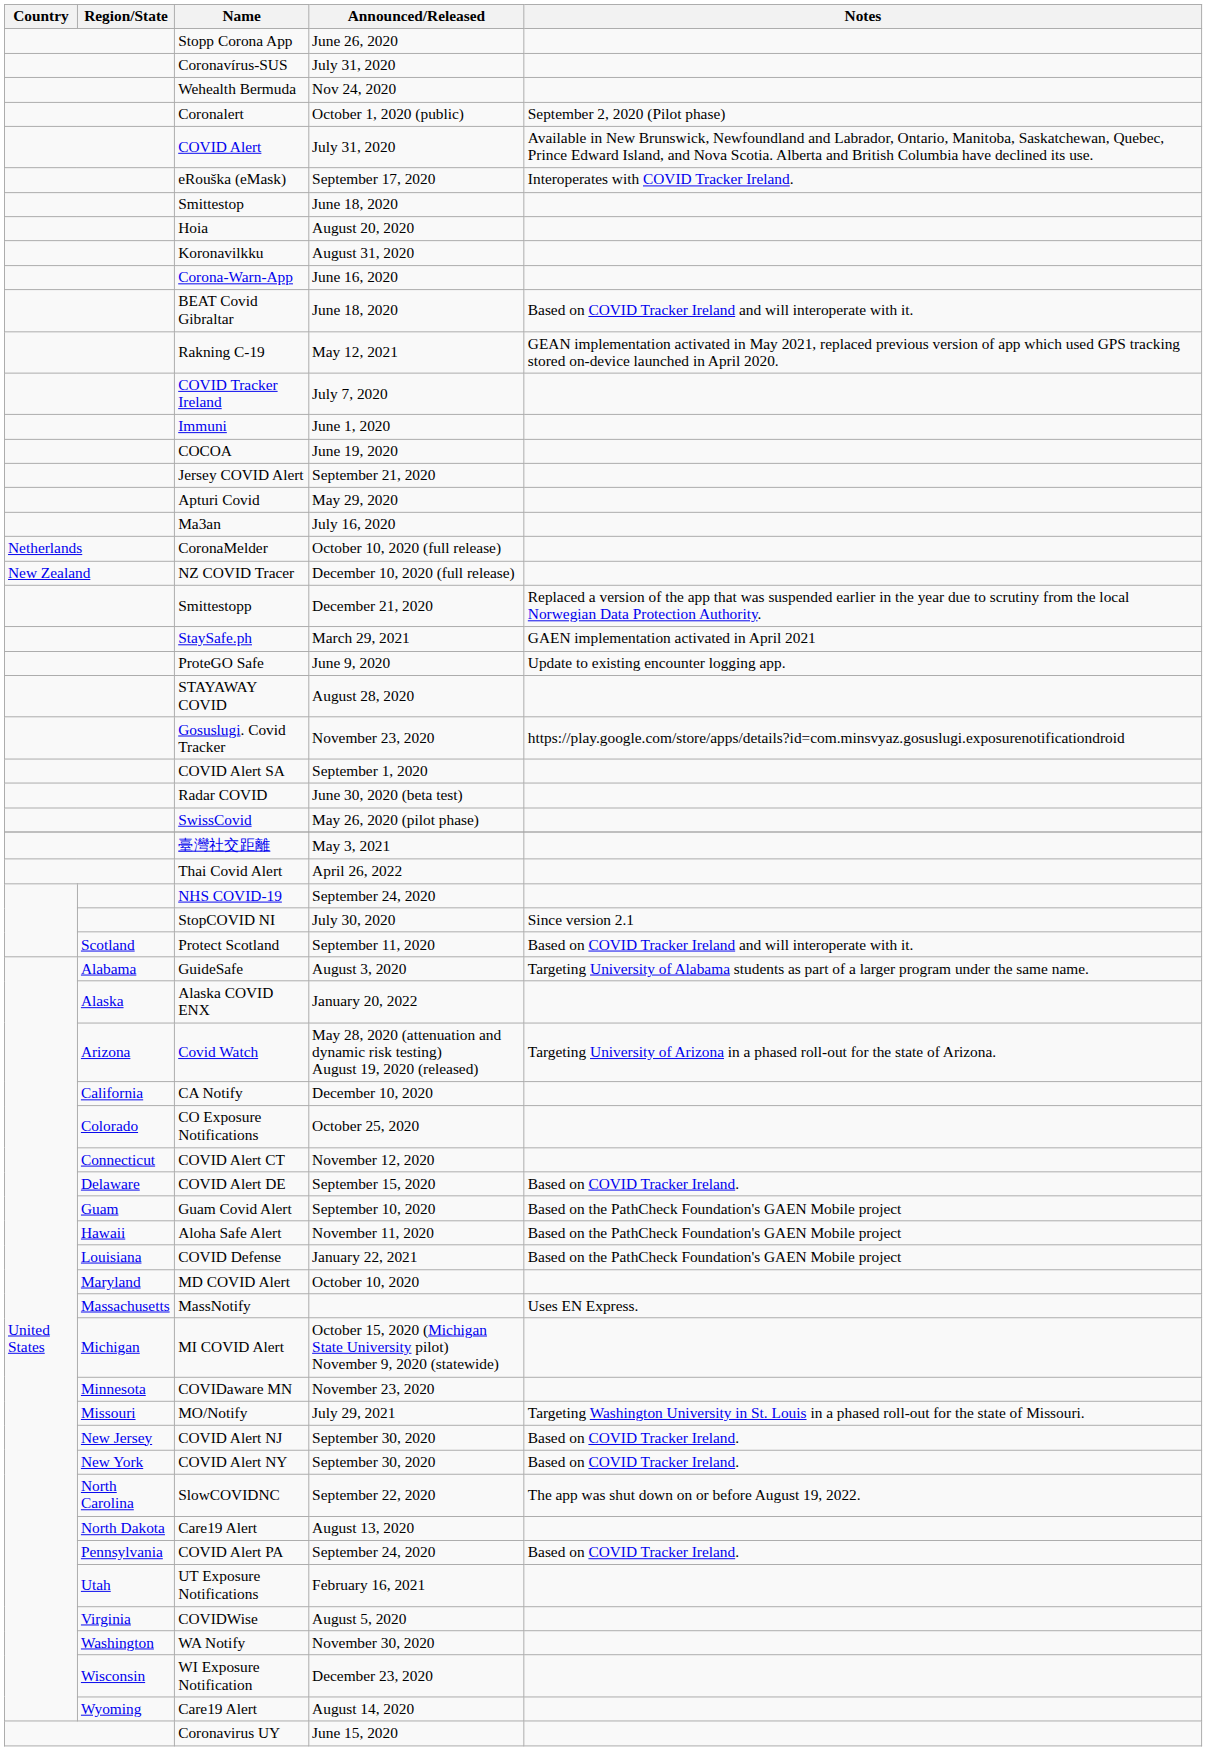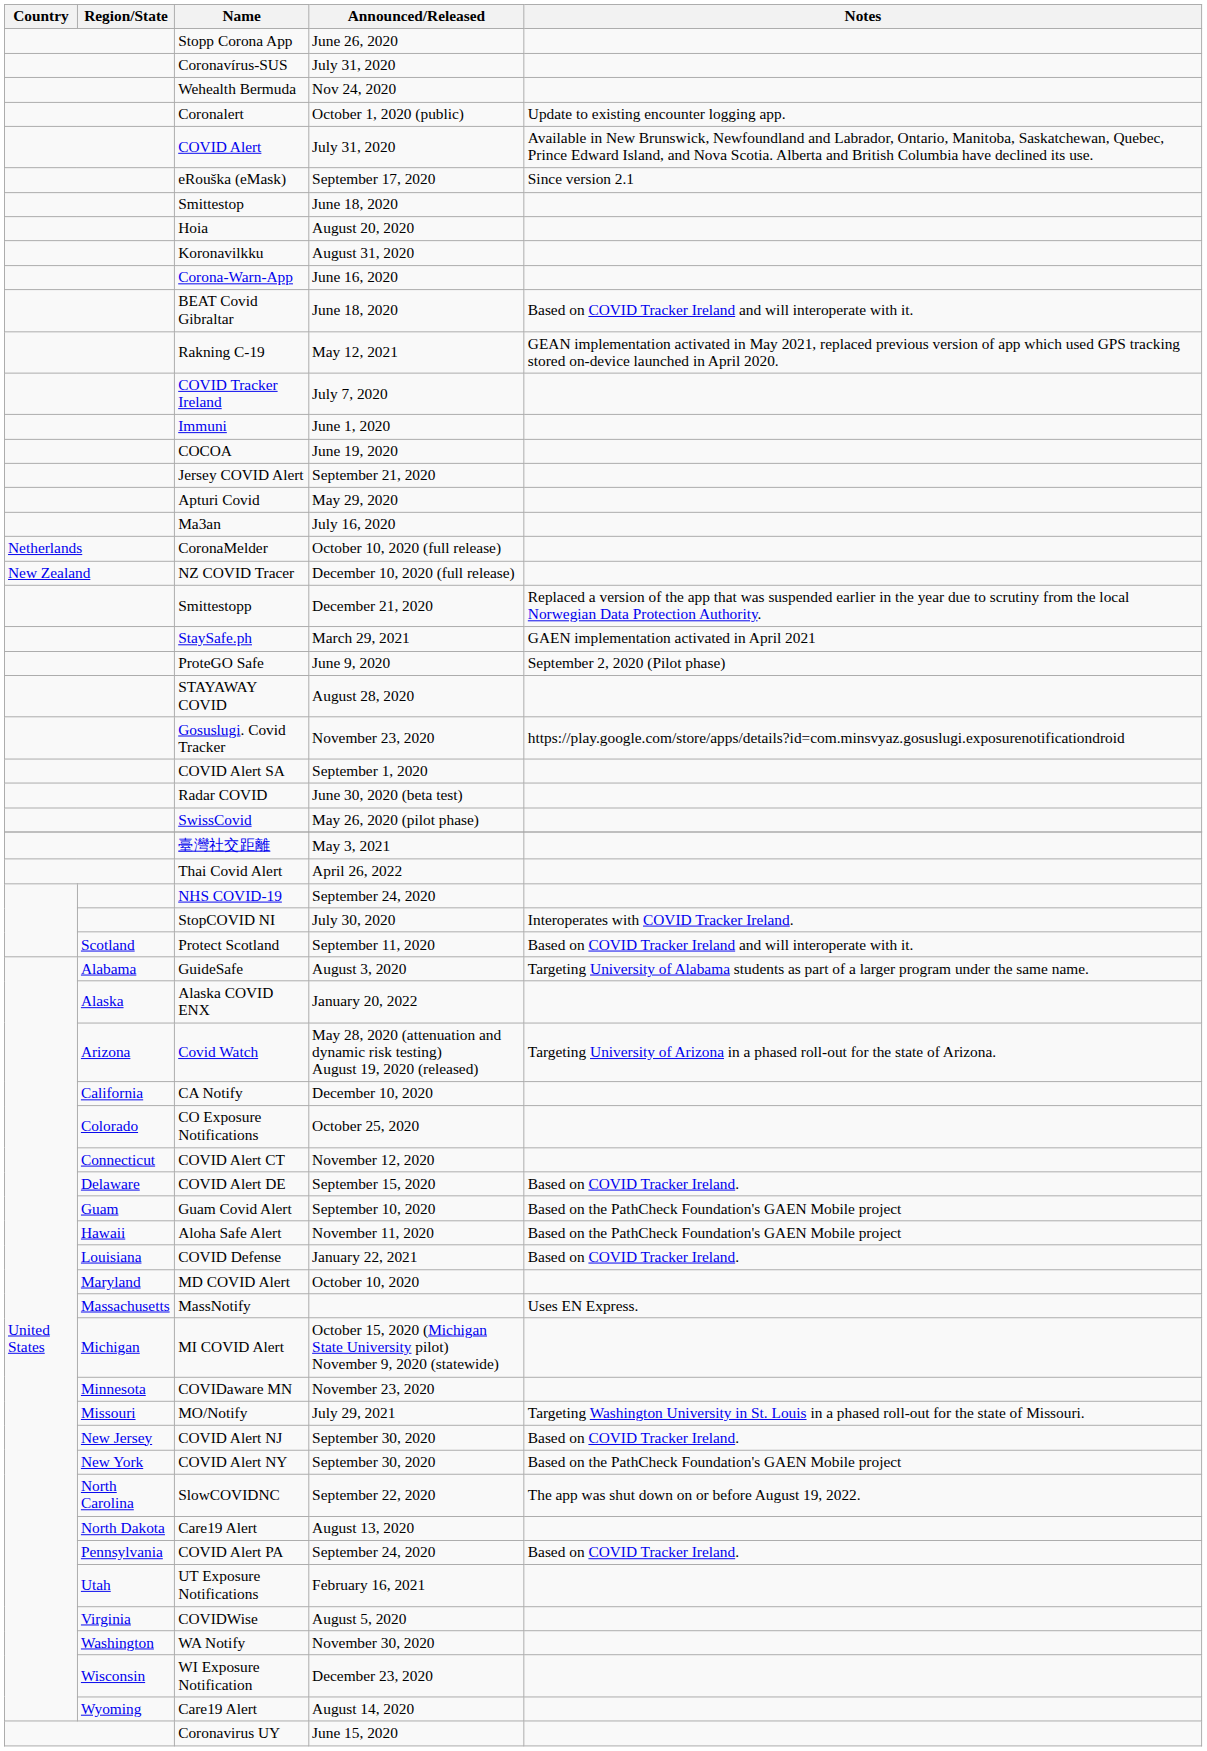(629, 114) September 2, 2020 (Pilot phase) -> (657, 114) Update to existing encounter logging app.
(661, 180) Interoperates with COVID Tracker Ireland. -> (581, 180) Since version 2.1
(657, 663) Update to existing encounter logging app. -> (629, 663) September 2, 2020 (Pilot phase)
(581, 920) Since version 2.1 -> (661, 920) Interoperates with COVID Tracker Ireland.
(716, 1257) Based on the PathCheck Foundation's GAEN Mobile project -> (633, 1257) Based on COVID Tracker Ireland.
(633, 1462) Based on COVID Tracker Ireland. -> (716, 1462) Based on the PathCheck Foundation's GAEN Mobile project
